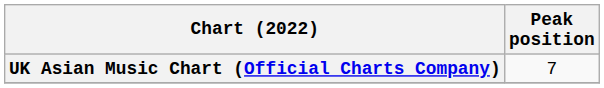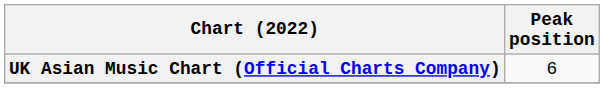(552, 69) 7 -> (552, 69) 6
